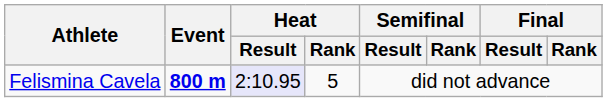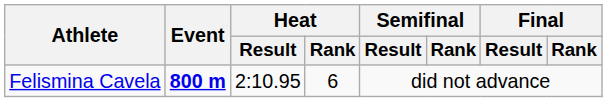(268, 81) lavender background -> (268, 81) no background
(333, 81) 5 -> (333, 81) 6
